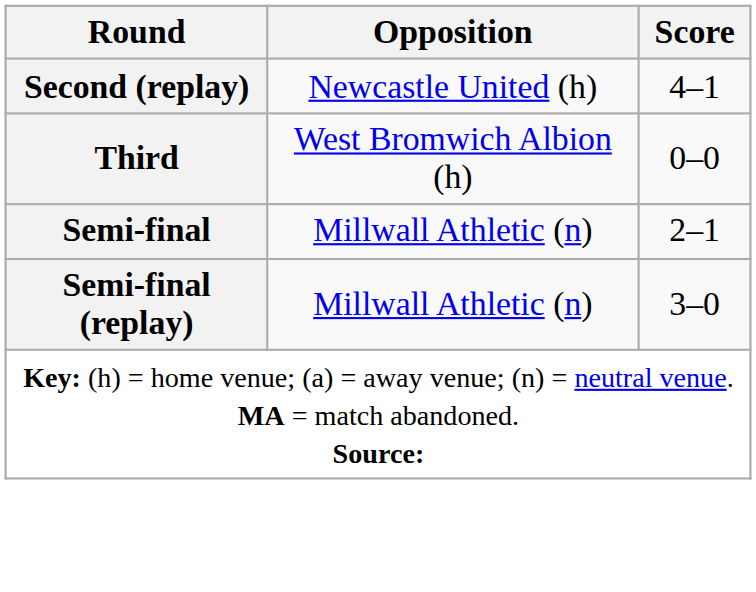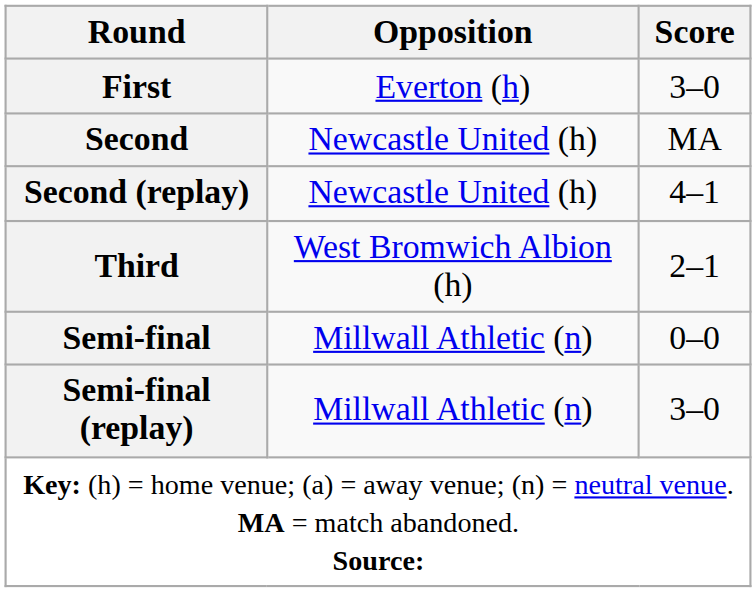+ row: (137, 85)
+ row: (137, 139)
(695, 158) 0–0 -> (695, 265) 2–1
(695, 230) 2–1 -> (695, 337) 0–0
